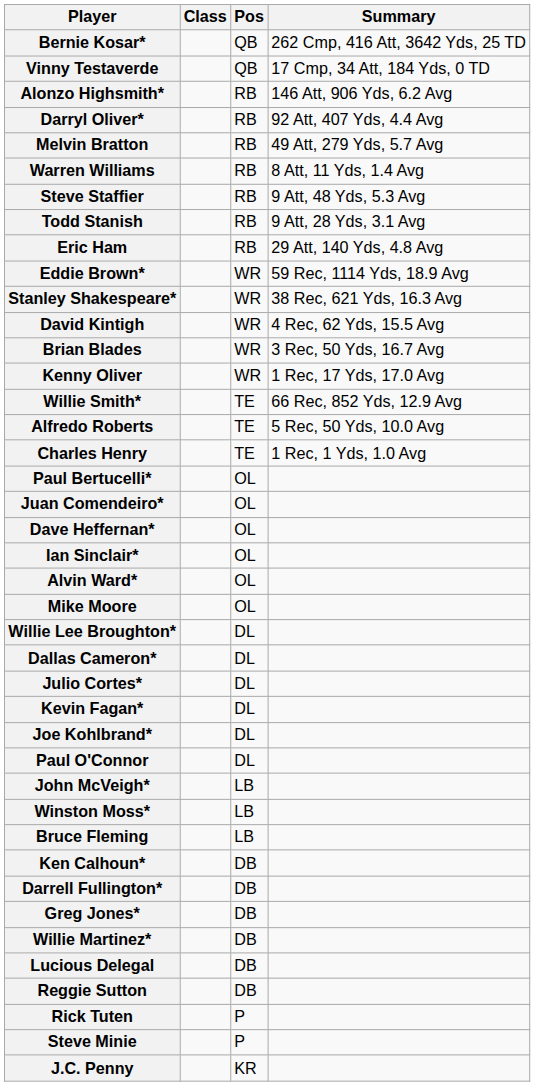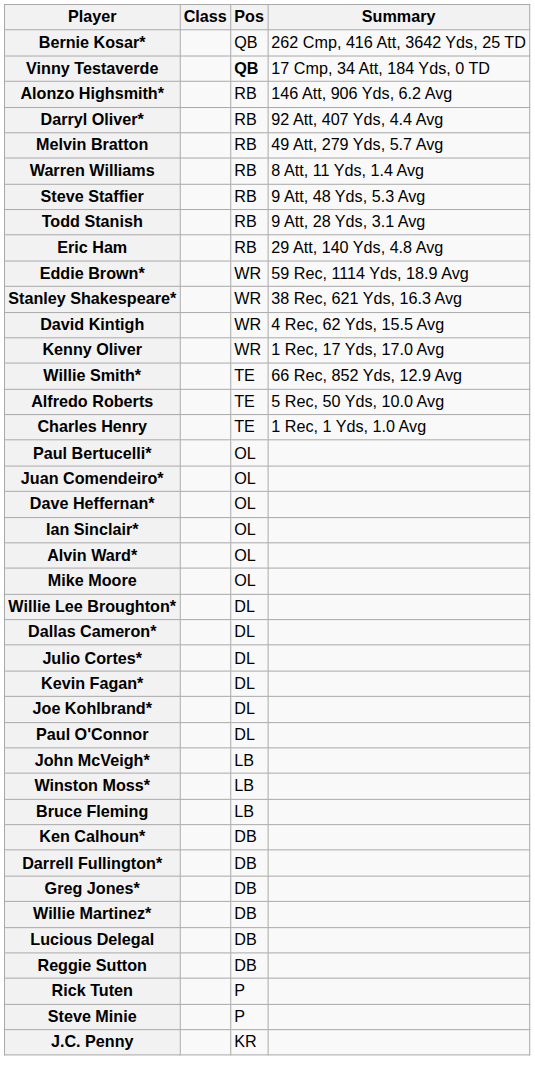(246, 68) normal -> (246, 68) bold
- row: (92, 350)
